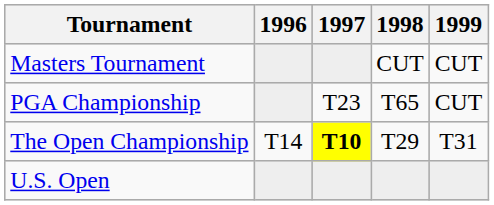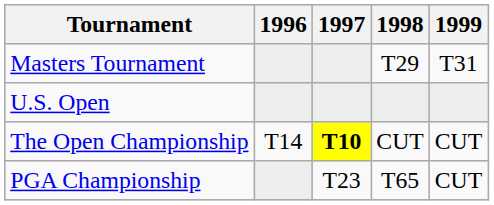(400, 63) CUT -> (400, 63) T29
(458, 63) CUT -> (458, 63) T31
rows swapped: (60, 180) <-> (105, 102)
(400, 141) T29 -> (400, 141) CUT
(458, 141) T31 -> (458, 141) CUT
